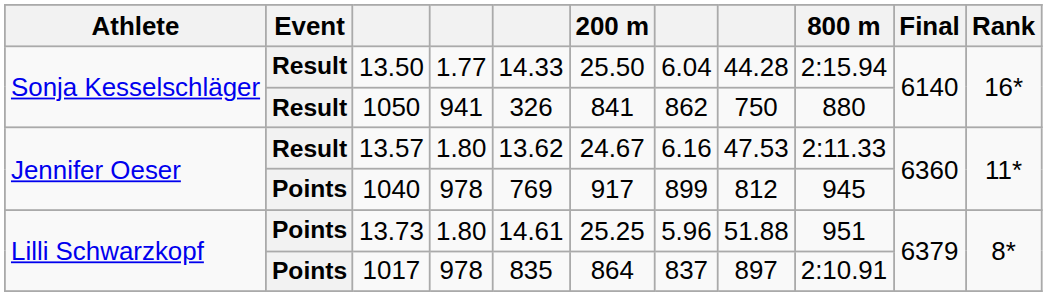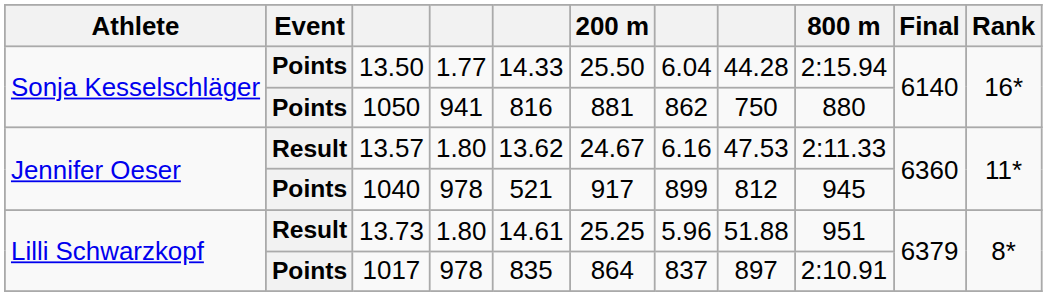(310, 67) Result -> (310, 67) Points
(310, 108) Result -> (310, 108) Points
(531, 108) 326 -> (531, 108) 816
(612, 108) 841 -> (612, 108) 881
(531, 190) 769 -> (531, 190) 521
(310, 231) Points -> (310, 231) Result
